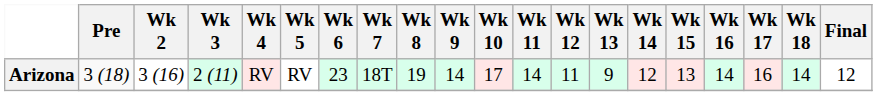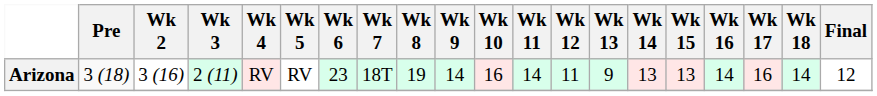(493, 74) 17 -> (493, 74) 16
(647, 74) 12 -> (647, 74) 13
